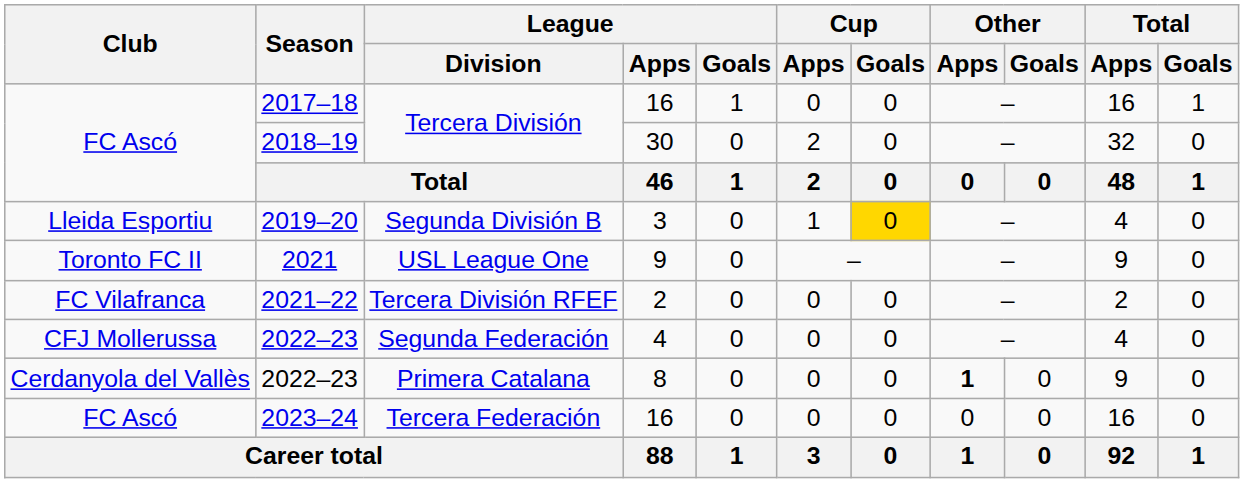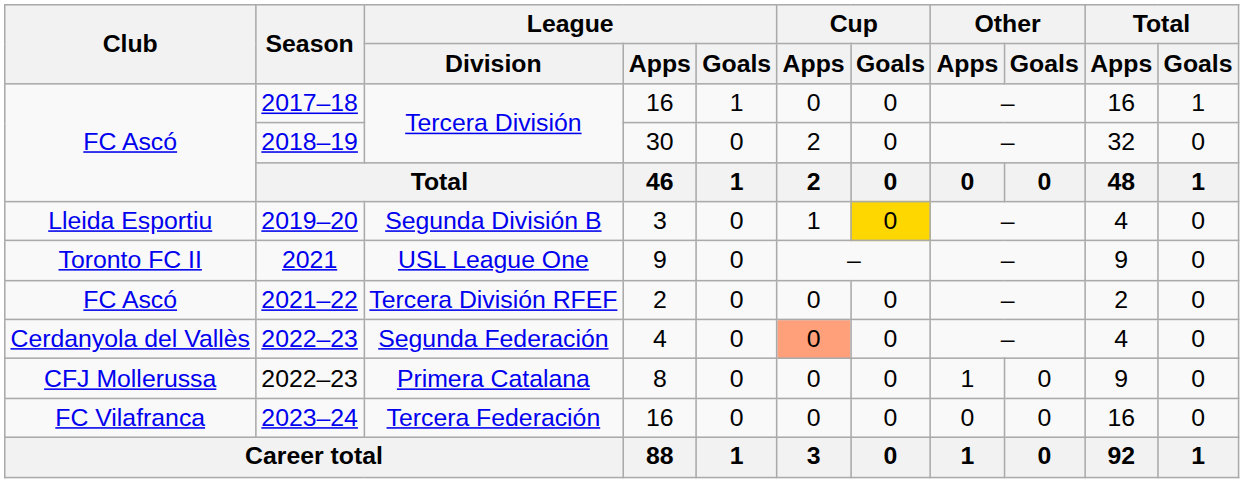(130, 299) FC Vilafranca -> (130, 299) FC Ascó
(130, 338) CFJ Mollerussa -> (130, 338) Cerdanyola del Vallès
(814, 338) no background -> (814, 338) lightsalmon background
(130, 378) Cerdanyola del Vallès -> (130, 378) CFJ Mollerussa
(967, 378) bold -> (967, 378) normal
(130, 417) FC Ascó -> (130, 417) FC Vilafranca
